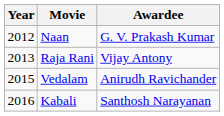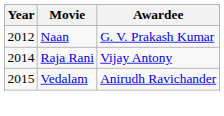(21, 57) 2013 -> (21, 57) 2014
- row: (59, 100)
